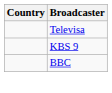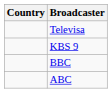+ row: (61, 79)
